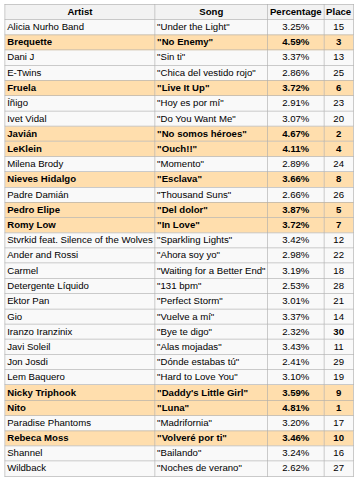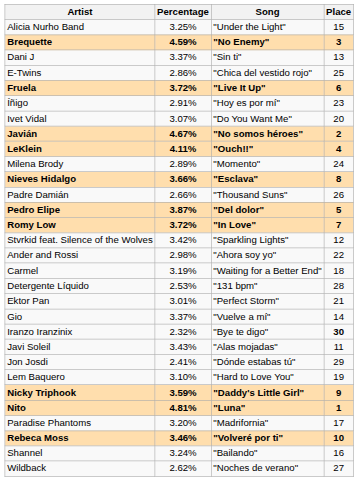columns swapped: (211, 12) <-> (296, 12)
